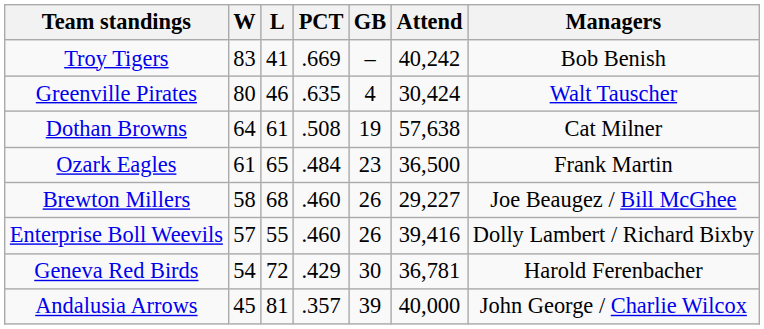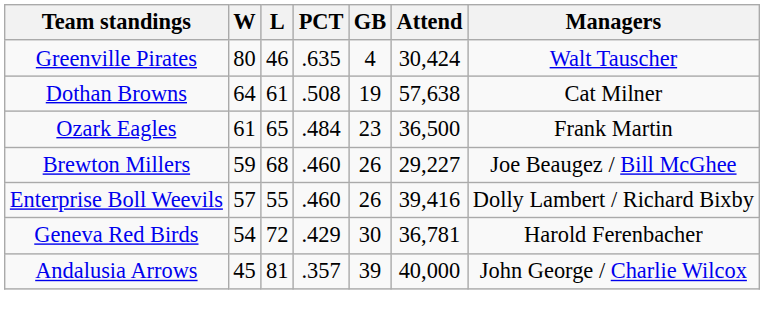- row: (116, 57)
(244, 199) 58 -> (244, 164) 59
